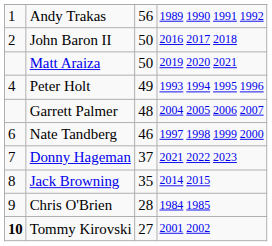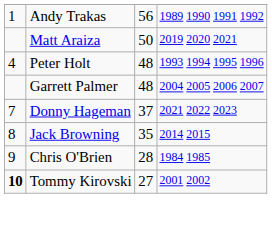- row: (71, 39)
(146, 87) 49 -> (146, 63) 48
- row: (73, 134)
